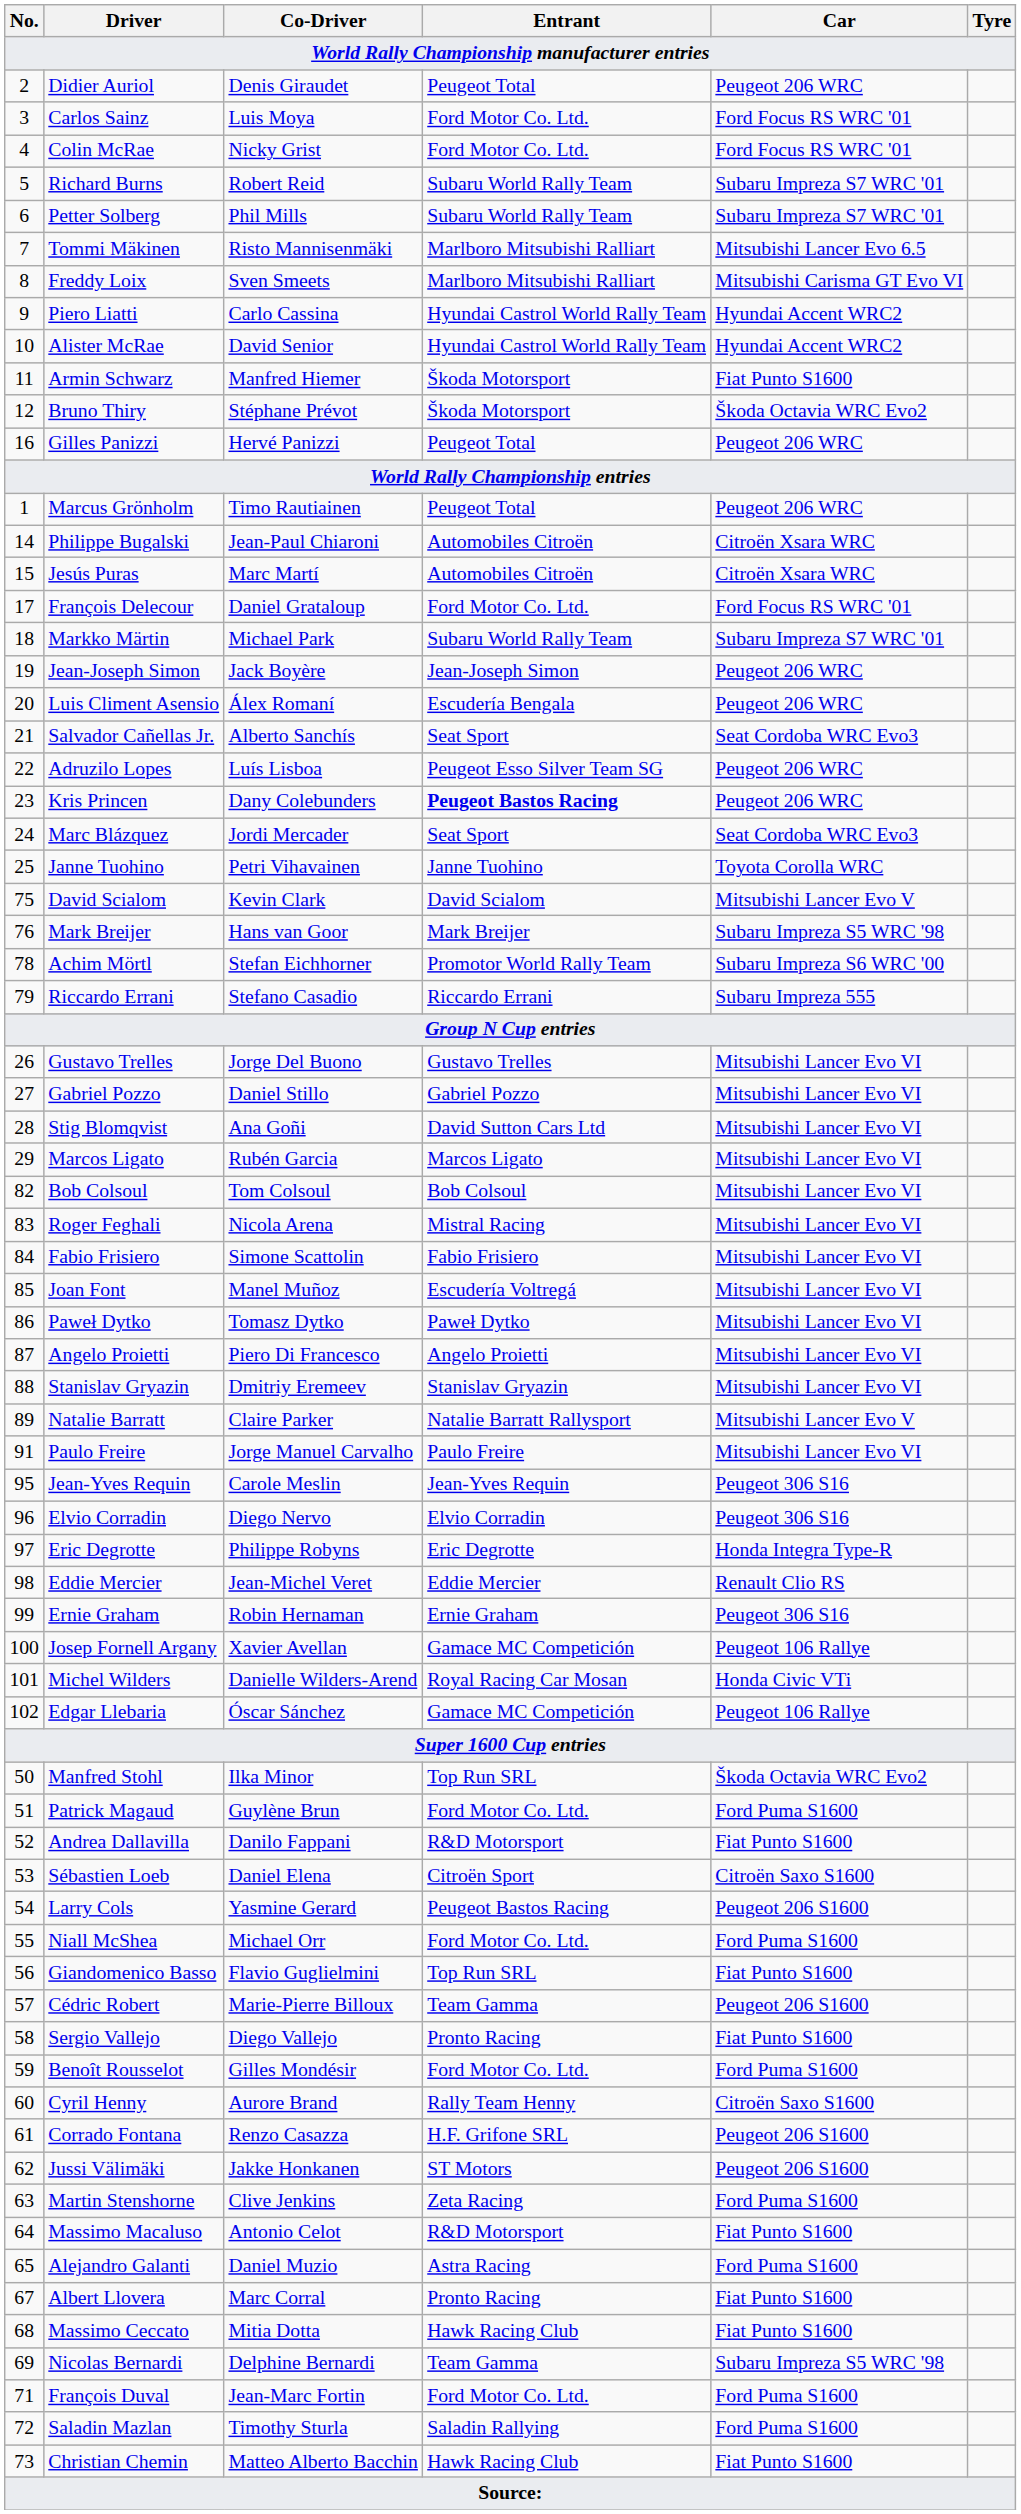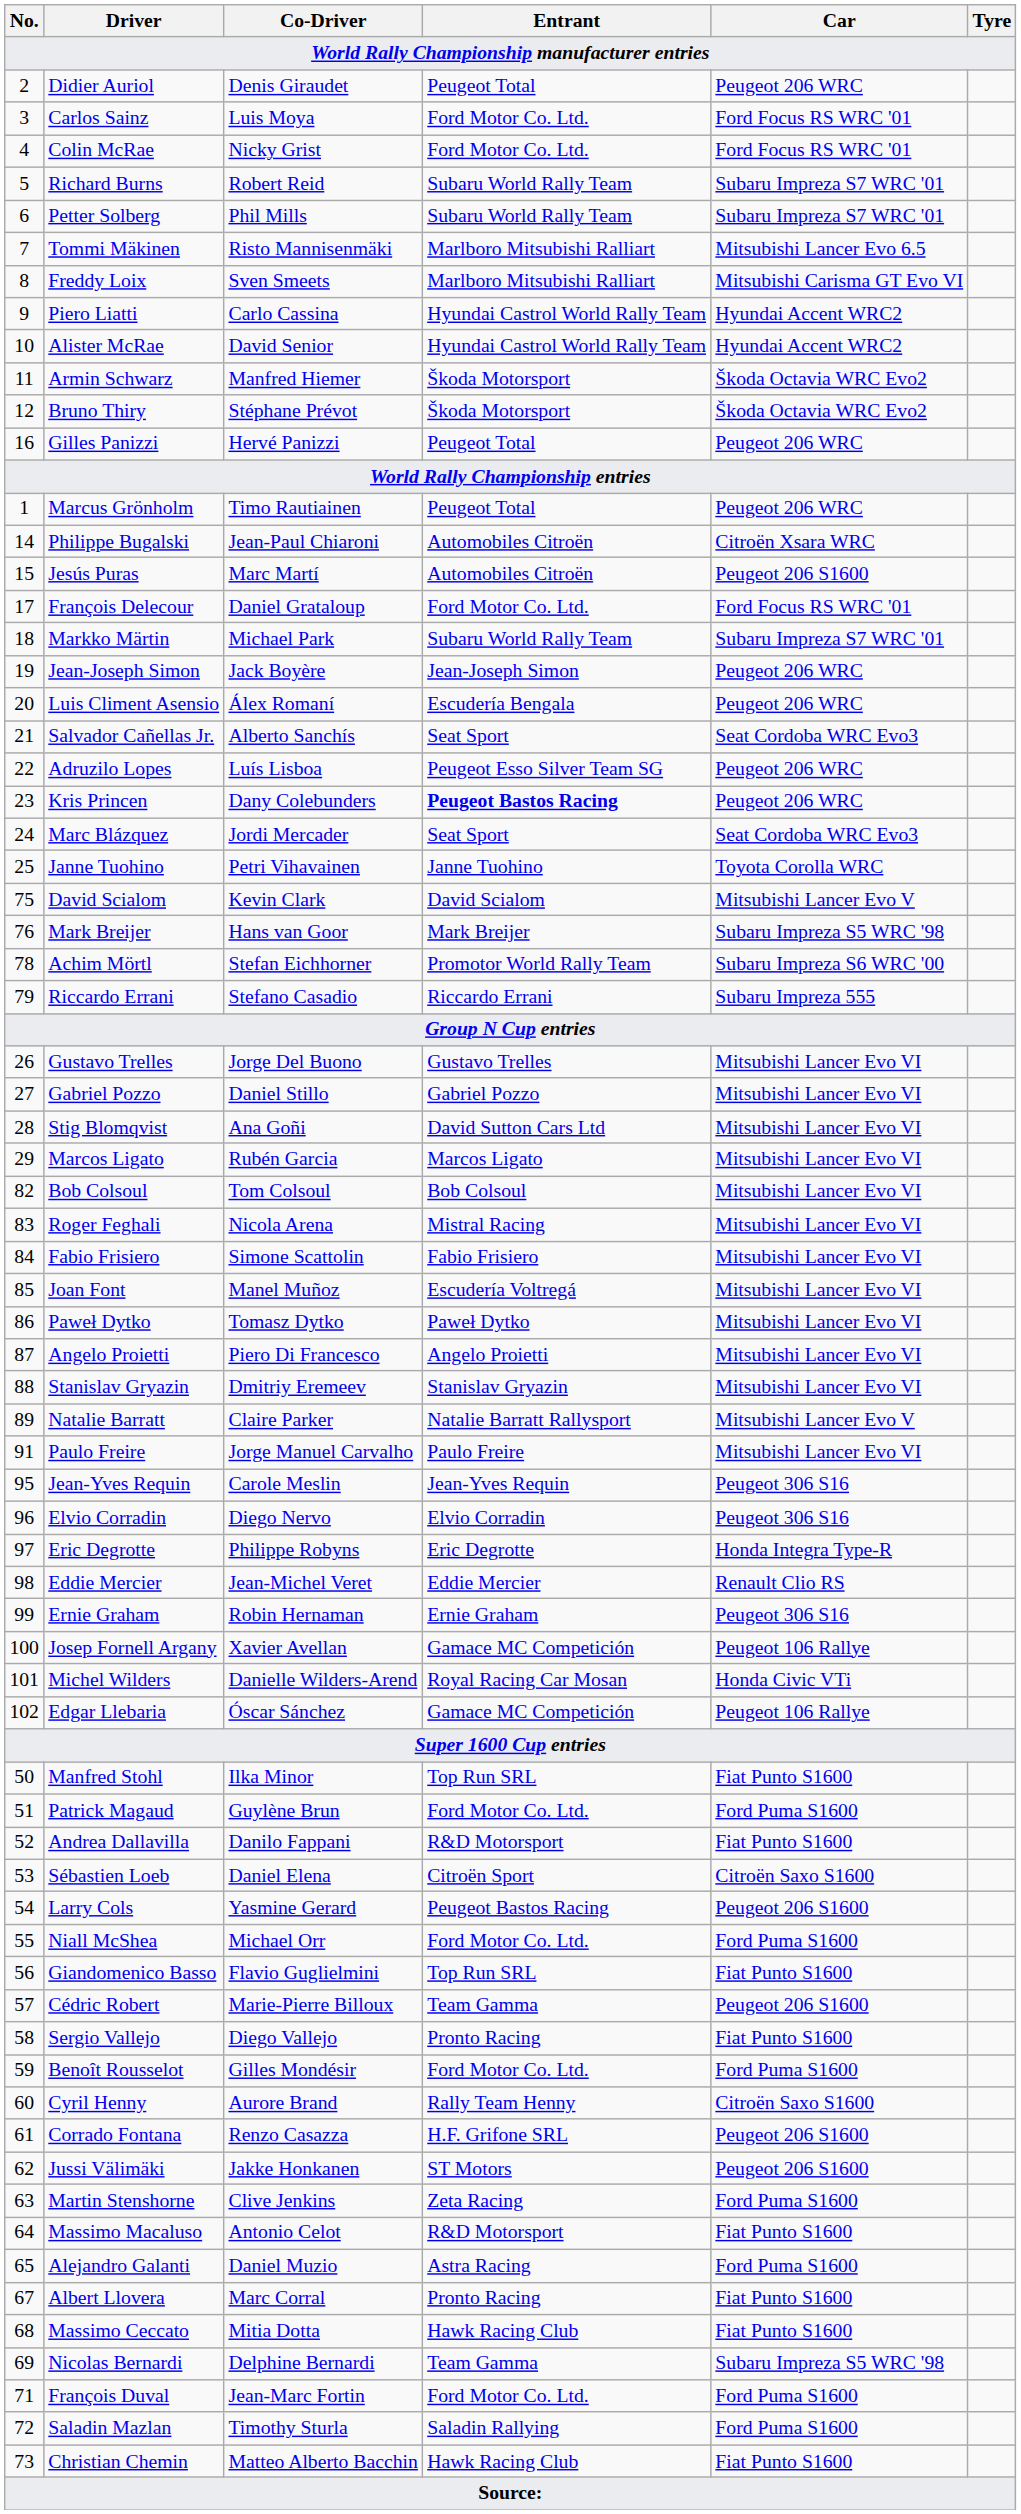(784, 378) Fiat Punto S1600 -> (821, 378) Škoda Octavia WRC Evo2
(795, 573) Citroën Xsara WRC -> (792, 573) Peugeot 206 S1600
(821, 1777) Škoda Octavia WRC Evo2 -> (784, 1777) Fiat Punto S1600
